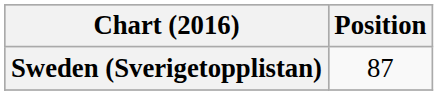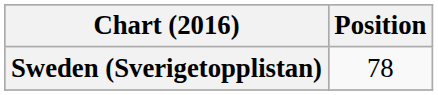(380, 68) 87 -> (380, 68) 78
